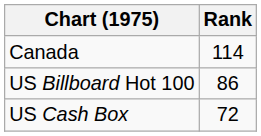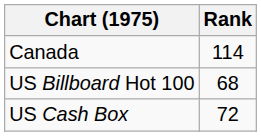(228, 83) 86 -> (228, 83) 68
